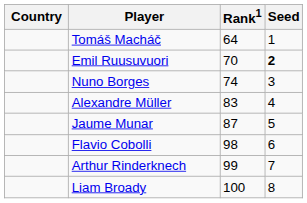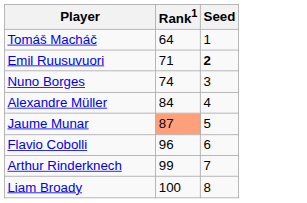- column: (37, 16)
(230, 60) 70 -> (166, 60) 71
(230, 102) 83 -> (166, 102) 84
(230, 123) no background -> (166, 123) lightsalmon background
(230, 144) 98 -> (166, 144) 96
